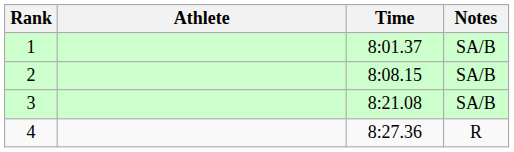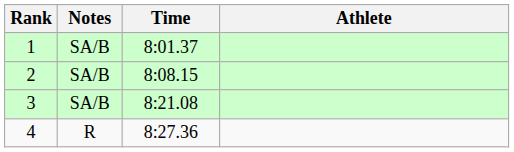columns swapped: (202, 18) <-> (476, 18)
